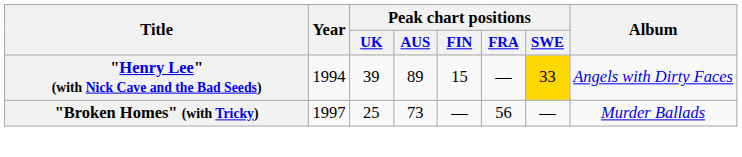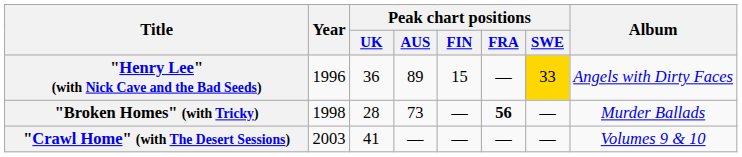(329, 77) 1994 -> (329, 77) 1996
(371, 77) 39 -> (371, 77) 36
(329, 112) 1997 -> (329, 112) 1998
(371, 112) 25 -> (371, 112) 28
(503, 112) normal -> (503, 112) bold
+ row: (157, 138)
